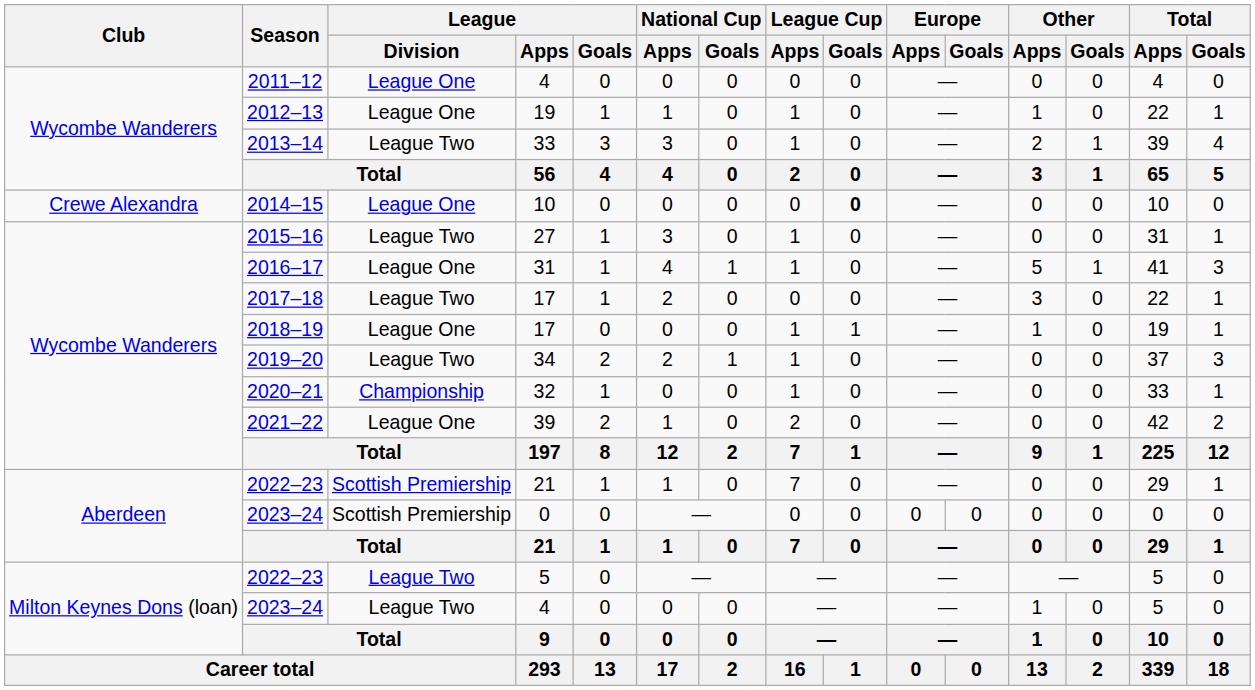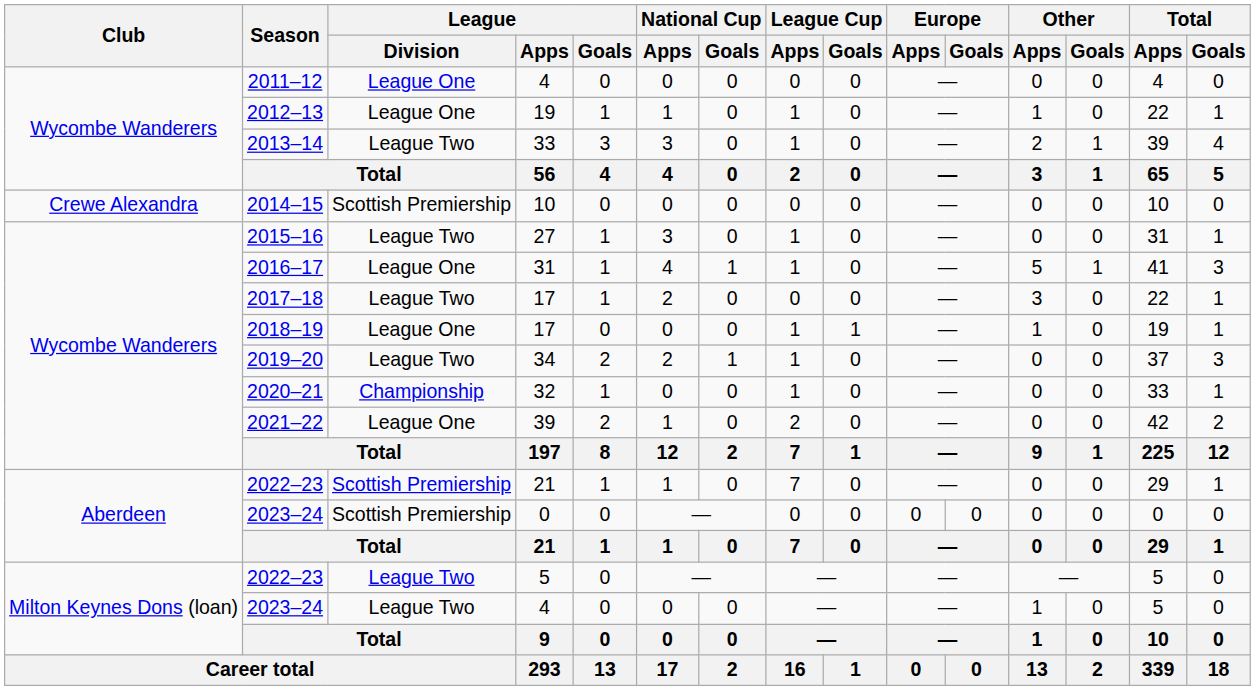(422, 205) League One -> (422, 205) Scottish Premiership
(855, 205) bold -> (855, 205) normal
